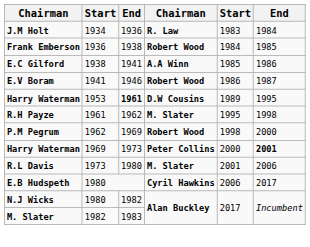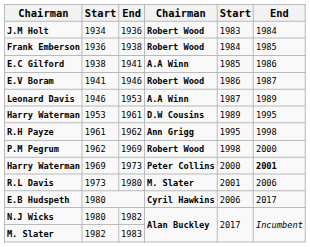(163, 30) R. Law -> (176, 30) Robert Wood
+ row: (41, 98)
(132, 98) bold -> (132, 115) normal
(170, 115) M. Slater -> (170, 132) Ann Grigg
